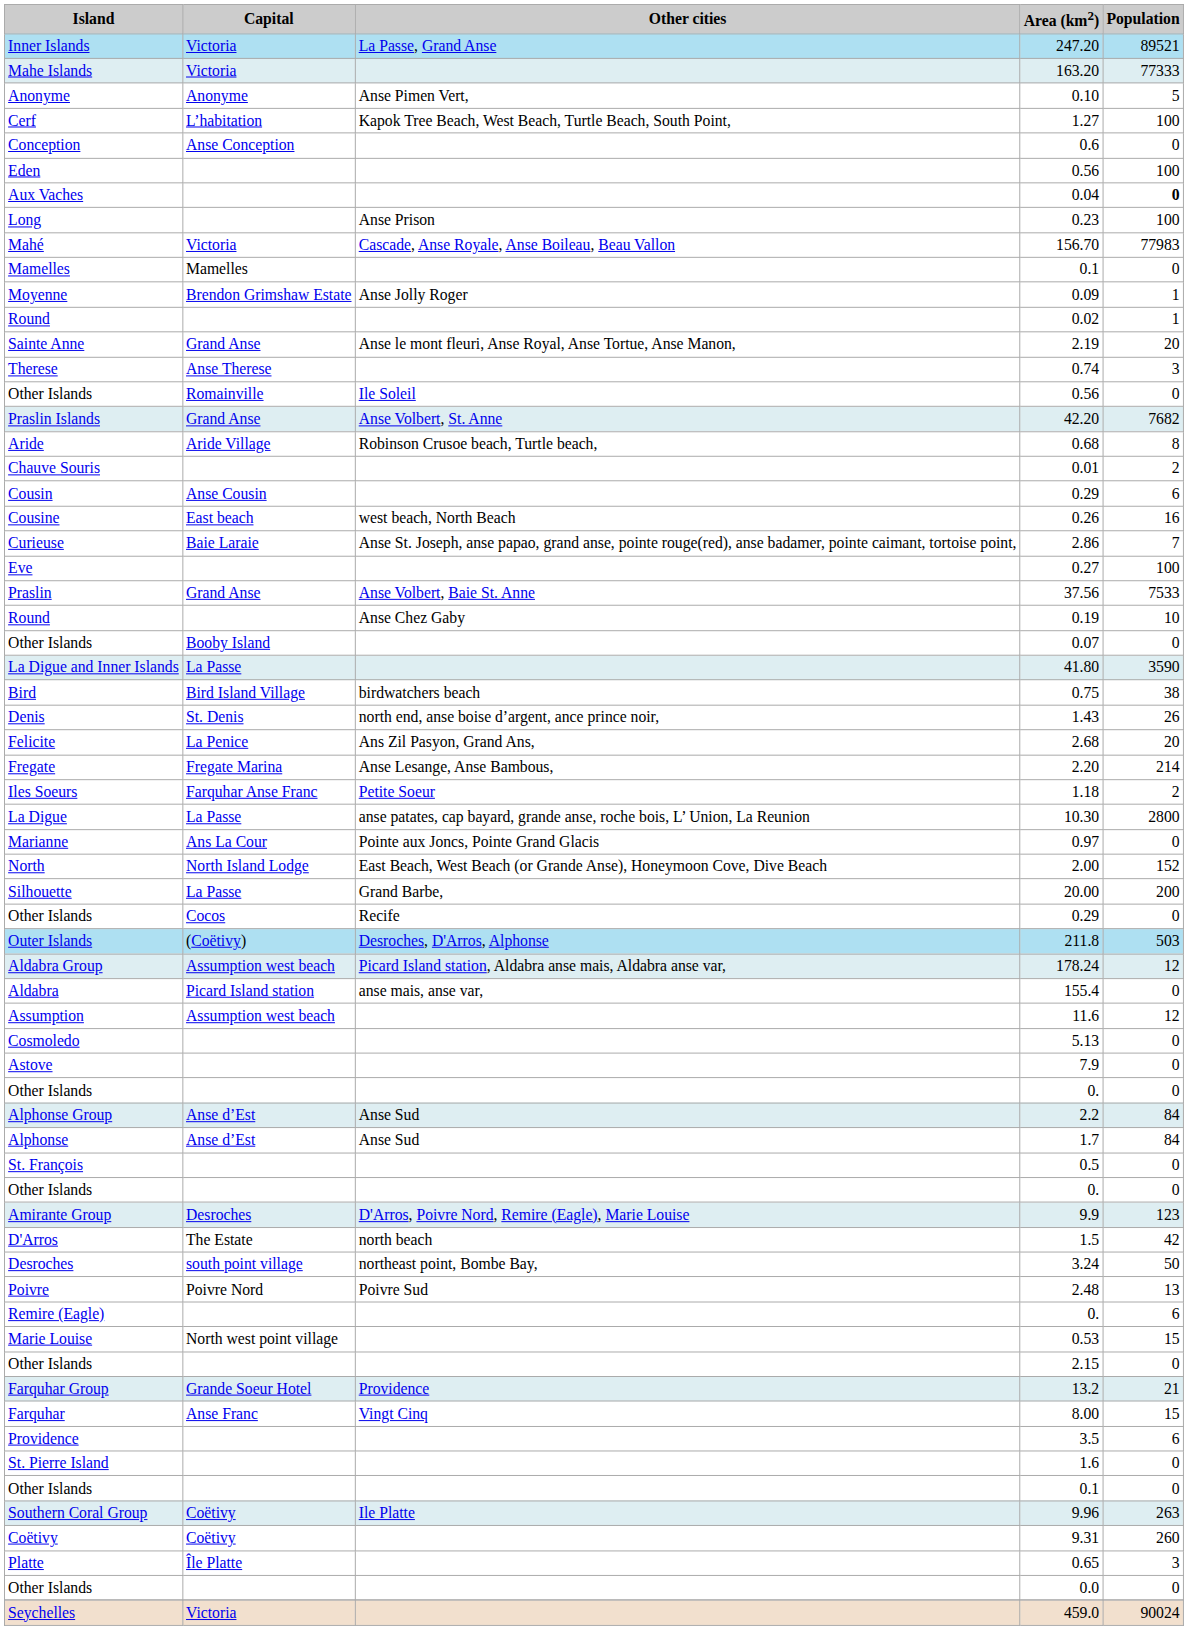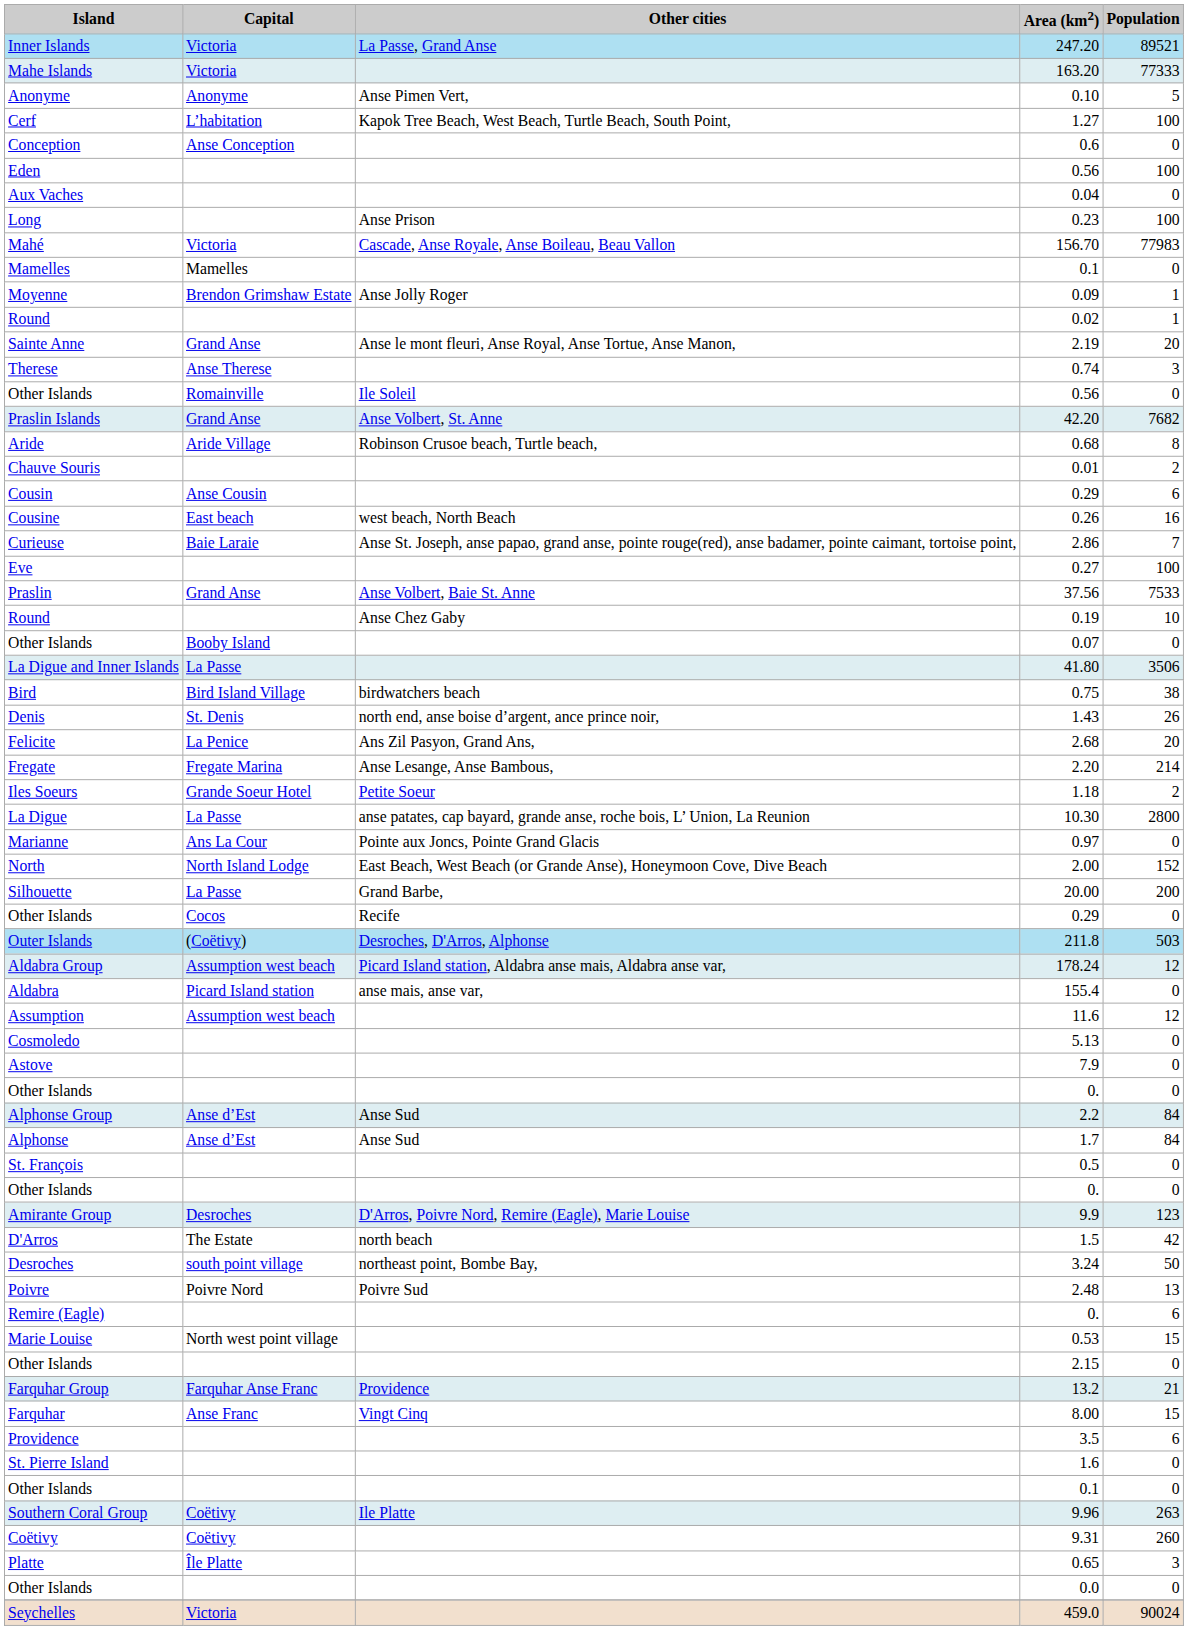(1176, 195) bold -> (1176, 195) normal
(1164, 667) 3590 -> (1164, 667) 3506
(252, 792) Farquhar Anse Franc -> (249, 792) Grande Soeur Hotel
(249, 1388) Grande Soeur Hotel -> (252, 1388) Farquhar Anse Franc
